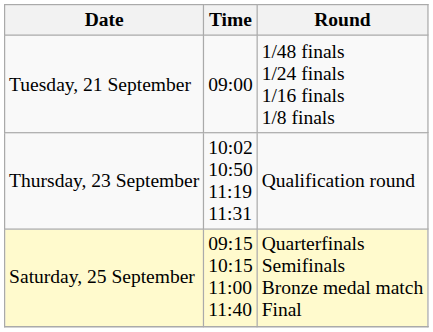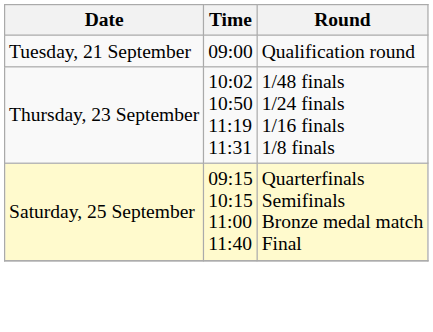(303, 83) 1/48 finals 1/24 finals 1/16 finals 1/8 finals -> (338, 50) Qualification round
(338, 180) Qualification round -> (303, 114) 1/48 finals 1/24 finals 1/16 finals 1/8 finals
